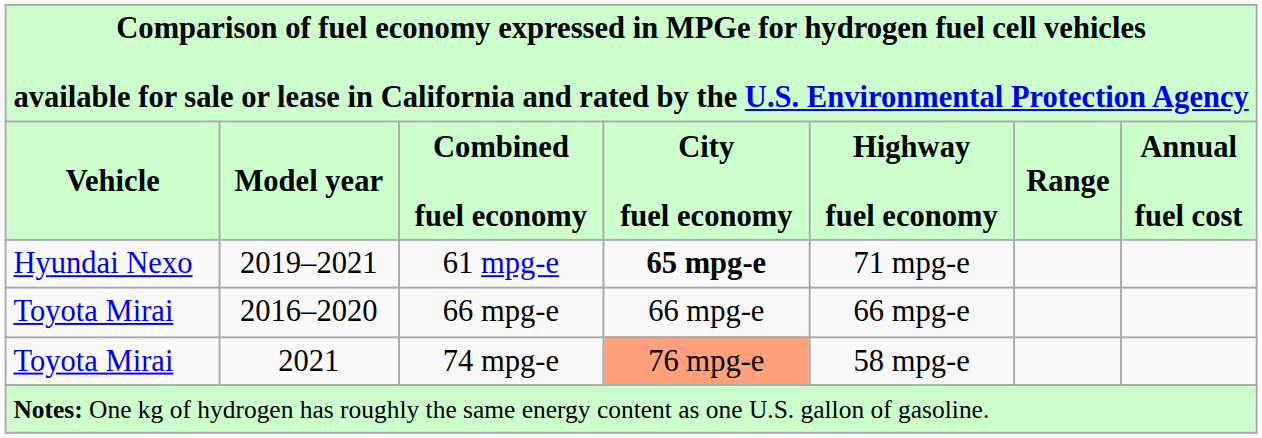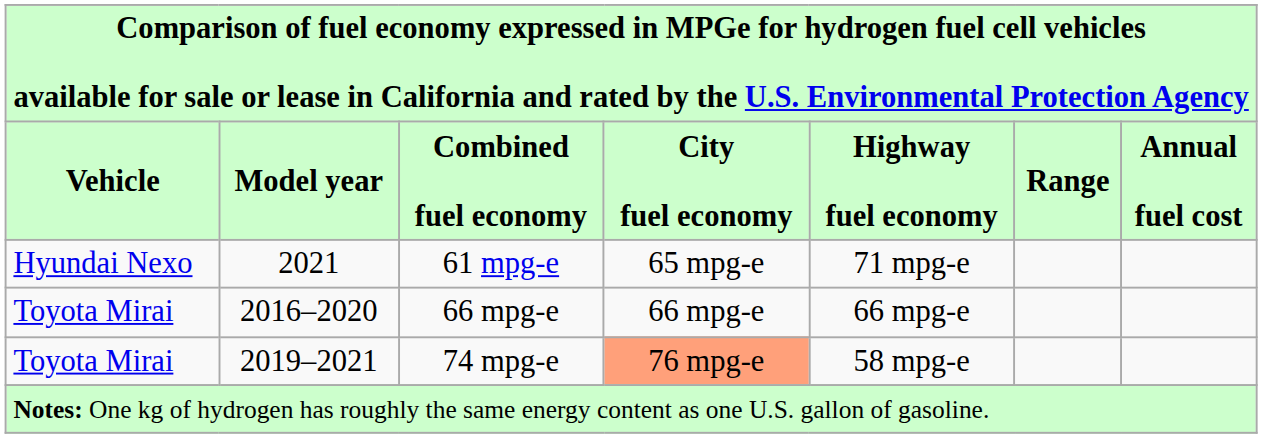(309, 263) 2019–2021 -> (309, 263) 2021
(706, 263) bold -> (706, 263) normal
(309, 360) 2021 -> (309, 360) 2019–2021
